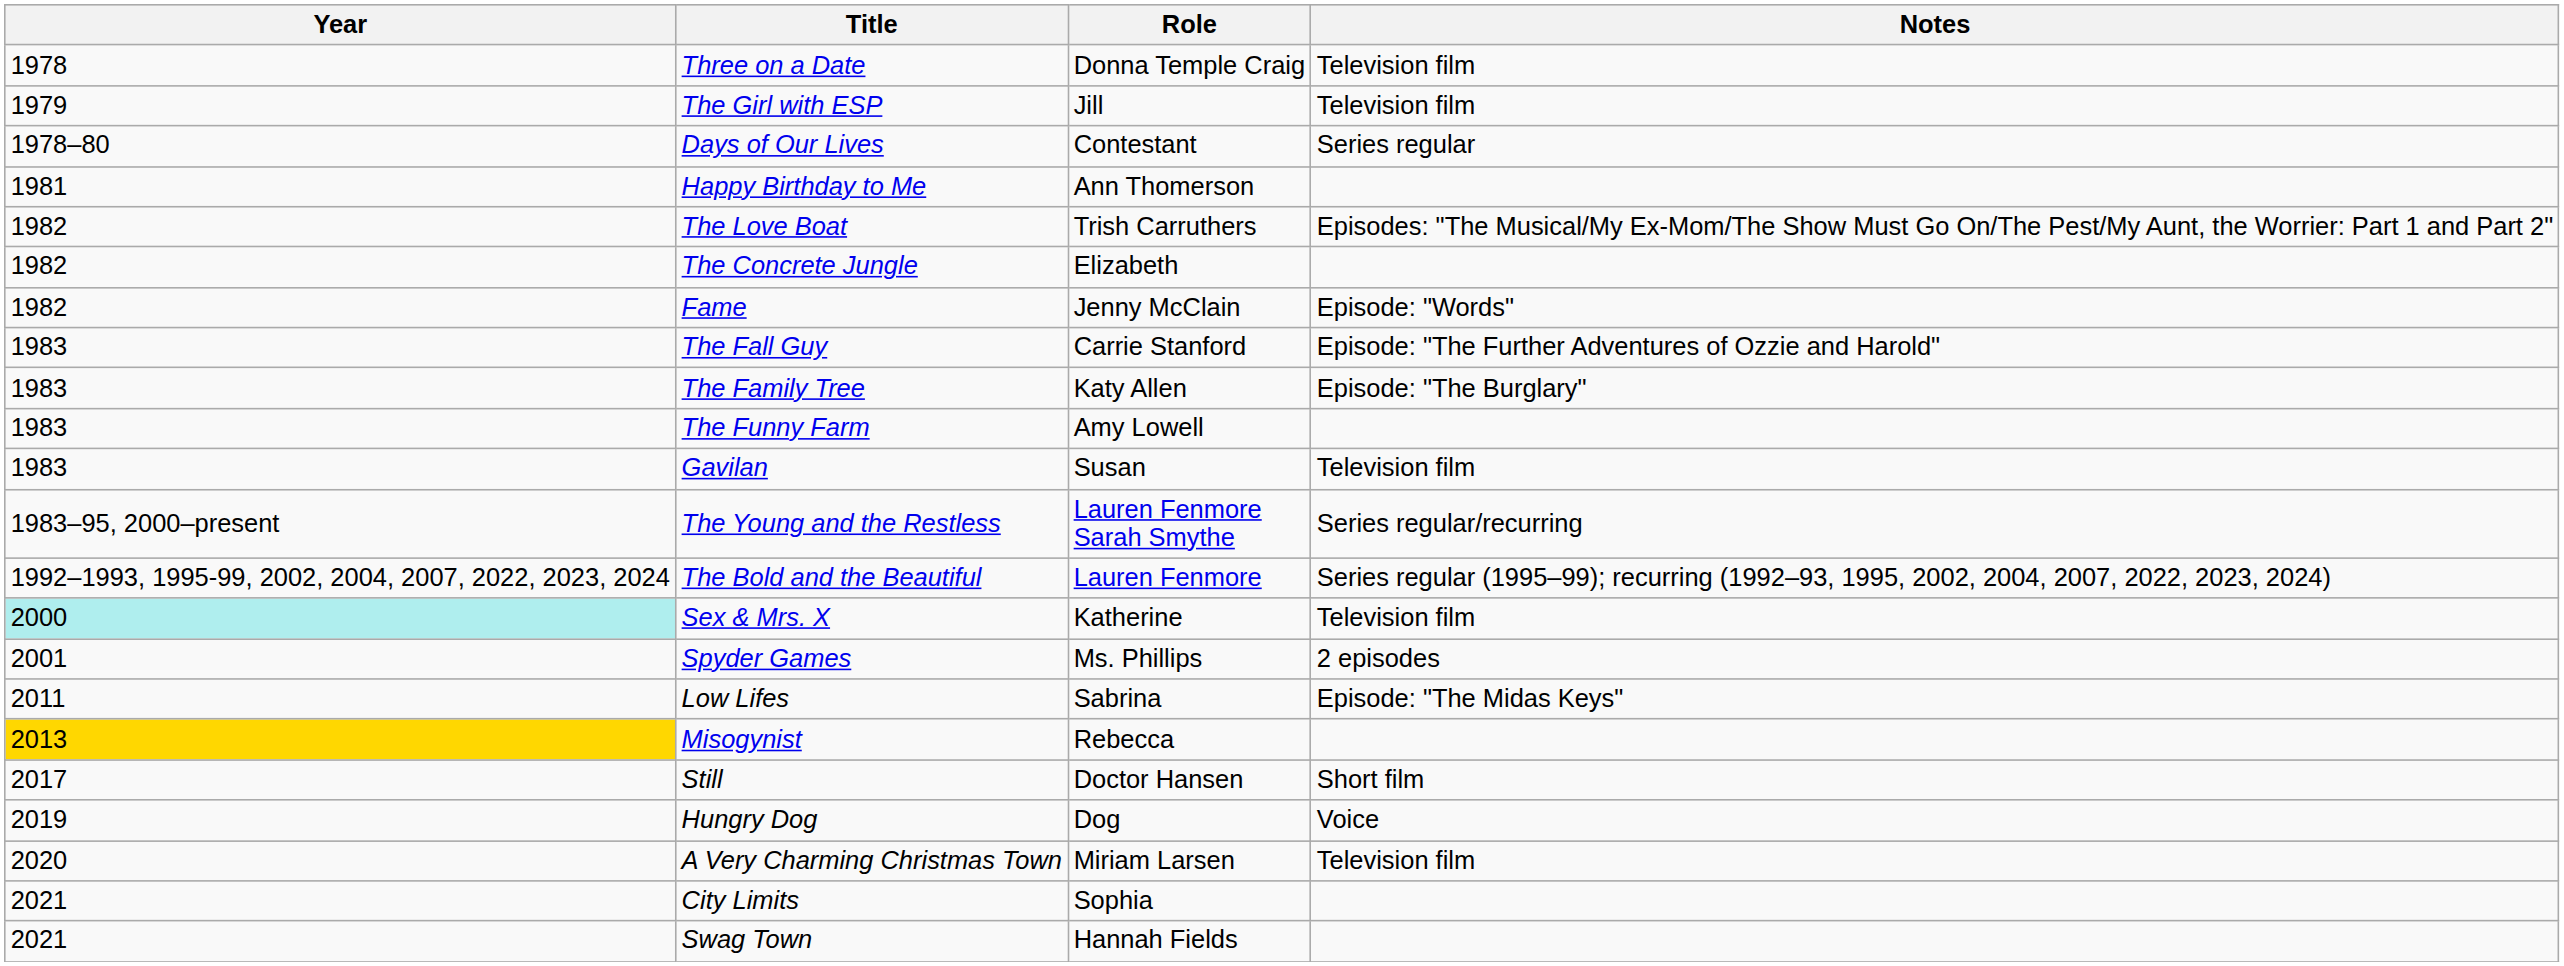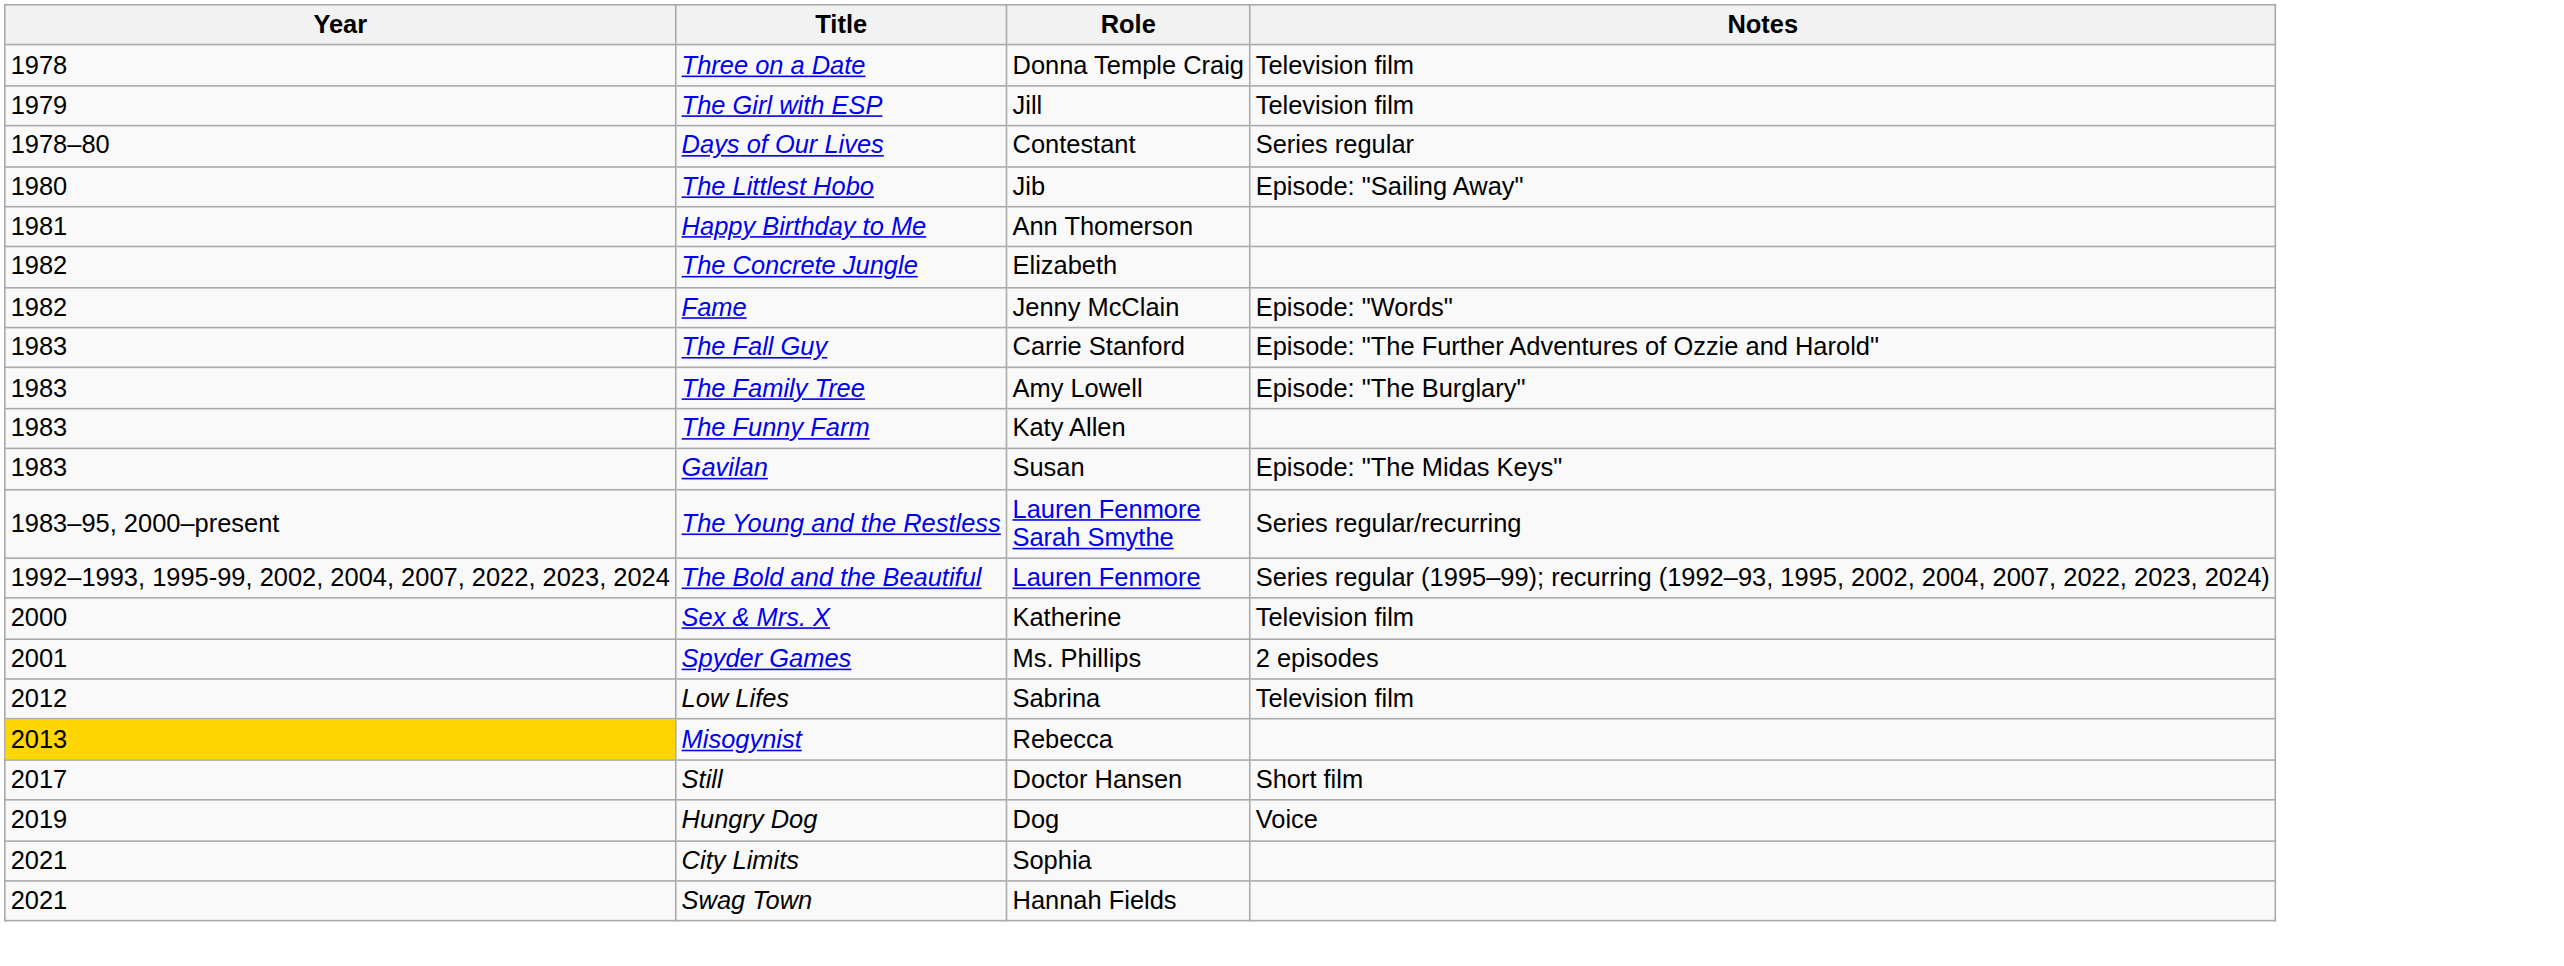+ row: (778, 186)
- row: (764, 226)
(1130, 387) Katy Allen -> (1078, 387) Amy Lowell
(1139, 428) Amy Lowell -> (1069, 428) Katy Allen
(1396, 468) Television film -> (1409, 468) Episode: "The Midas Keys"
(39, 618) paleturquoise background -> (39, 618) no background
(38, 698) 2011 -> (39, 698) 2012
(1470, 698) Episode: "The Midas Keys" -> (1335, 698) Television film
- row: (872, 860)
